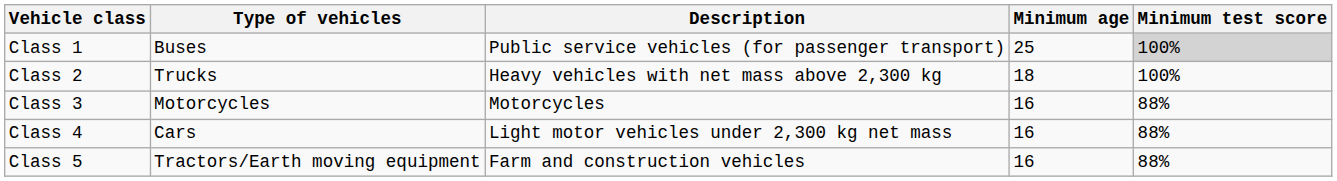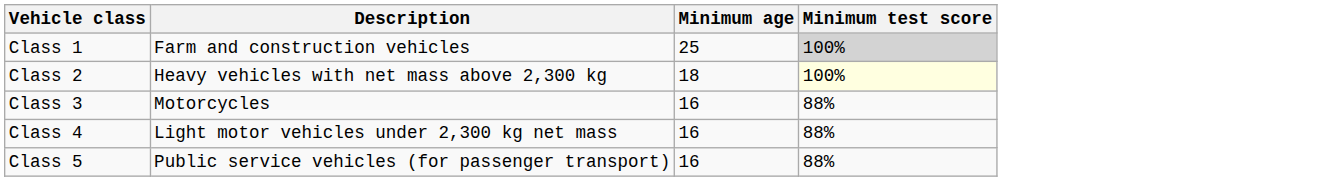- column: (317, 19)
(747, 48) Public service vehicles (for passenger transport) -> (312, 48) Farm and construction vehicles
(1159, 76) no background -> (824, 76) lightyellow background
(647, 162) Farm and construction vehicles -> (412, 162) Public service vehicles (for passenger transport)
